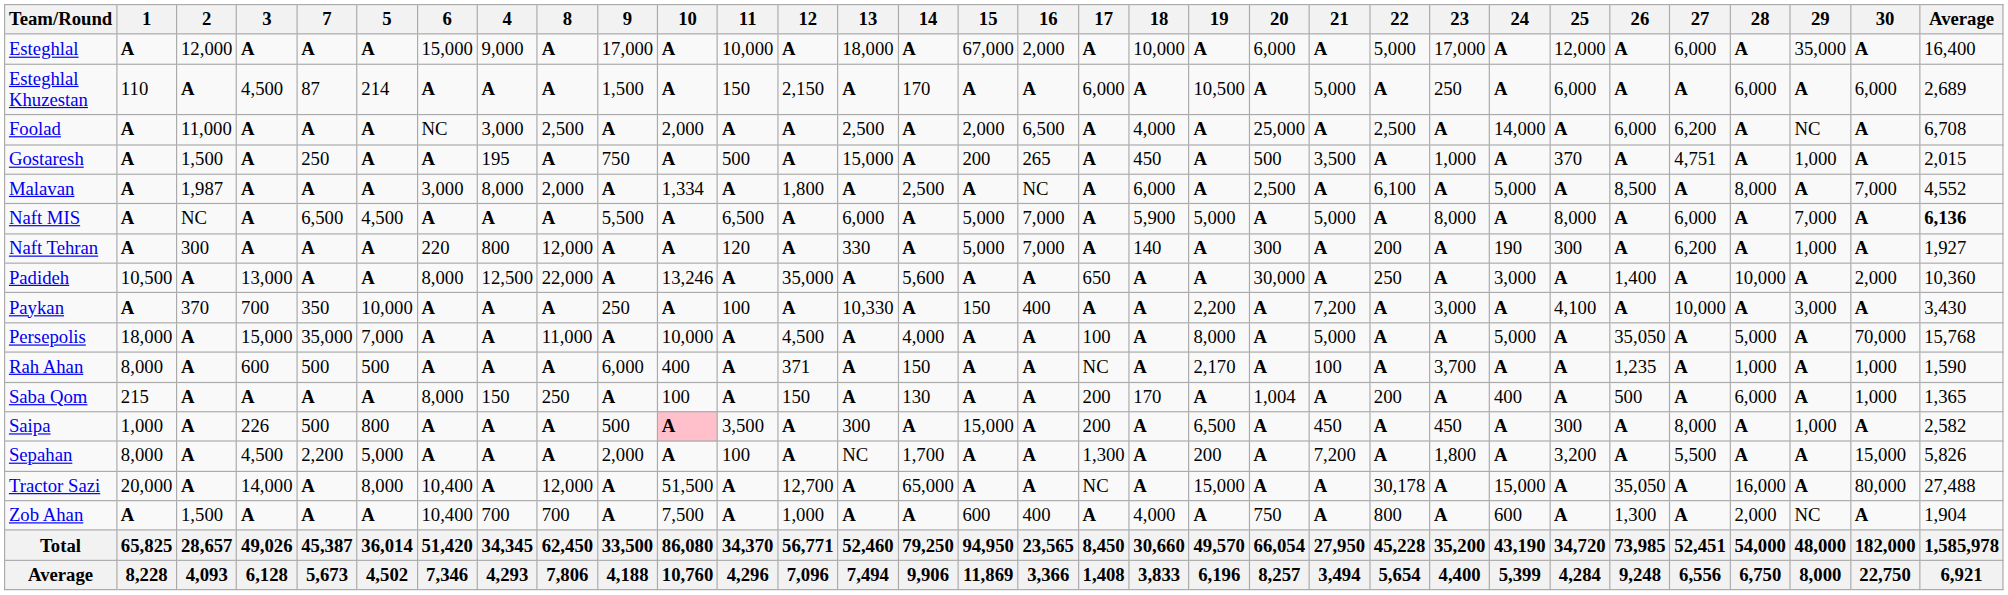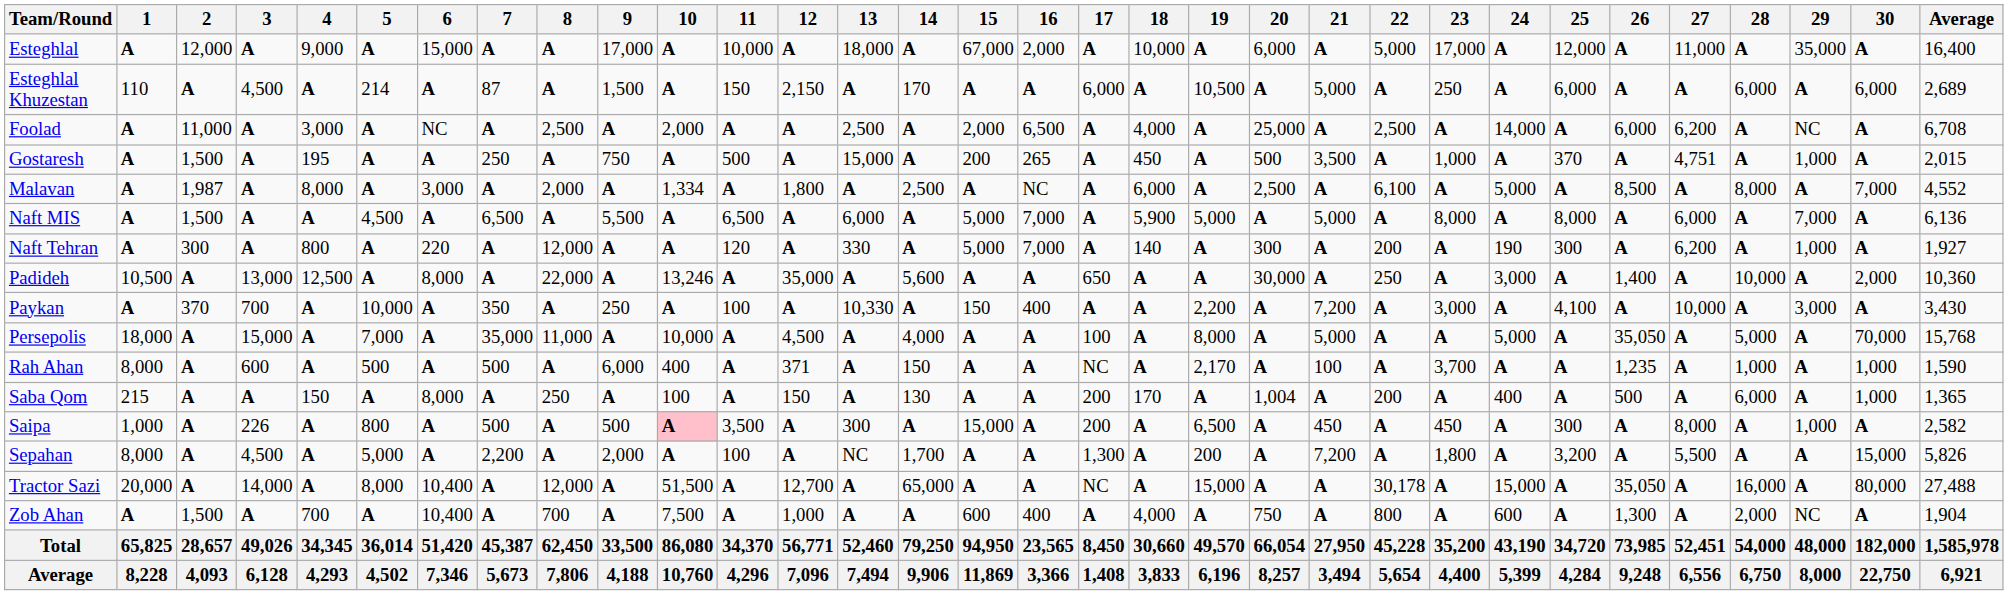columns swapped: (507, 19) <-> (327, 19)
(1695, 49) 6,000 -> (1700, 49) 11,000
(194, 218) NC -> (202, 218) 1,500
(1945, 218) bold -> (1945, 218) normal
